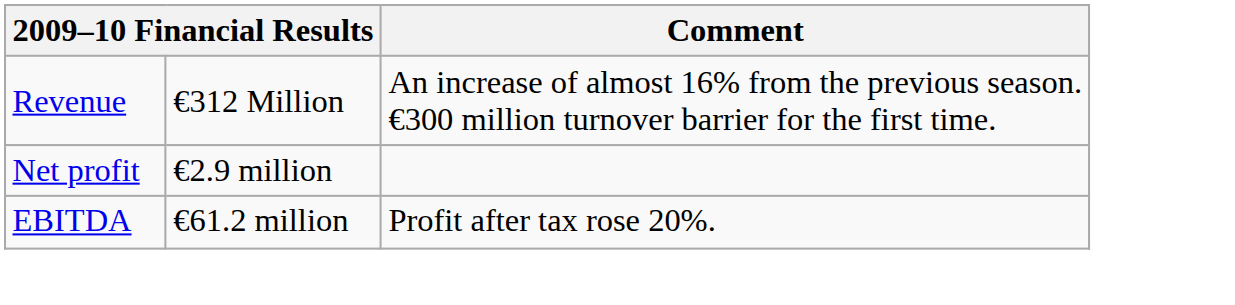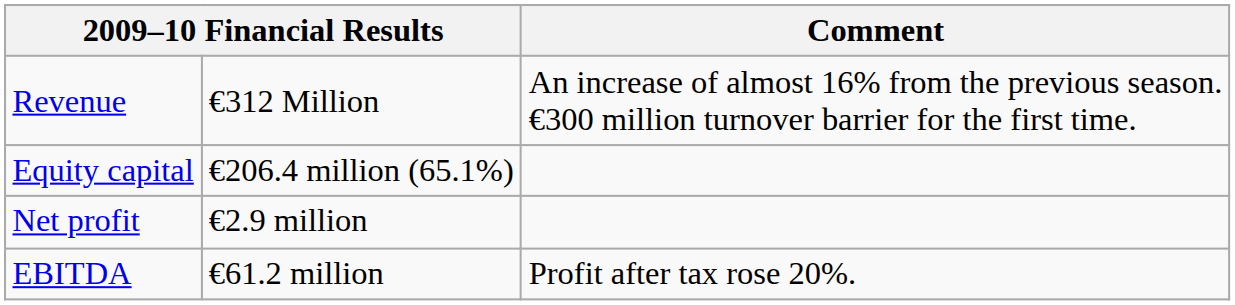+ row: (103, 169)
